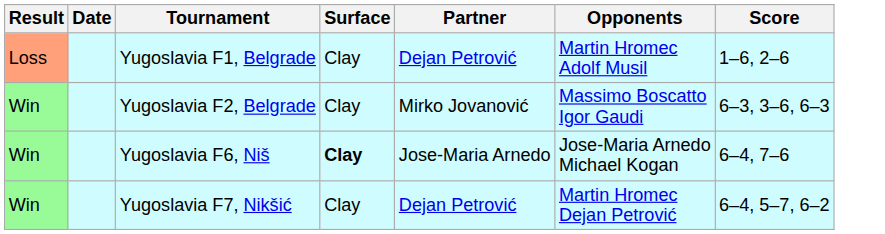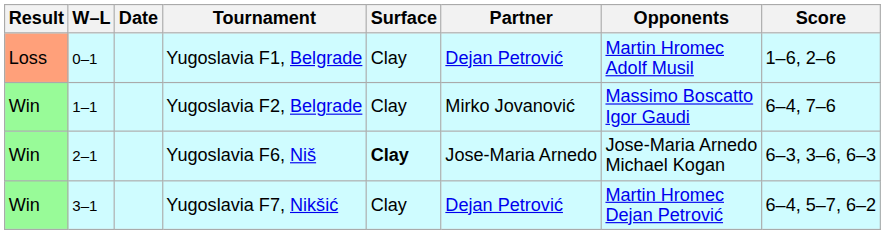+ column: (91, 18)
(774, 106) 6–3, 3–6, 6–3 -> (801, 106) 6–4, 7–6
(754, 155) 6–4, 7–6 -> (821, 155) 6–3, 3–6, 6–3
